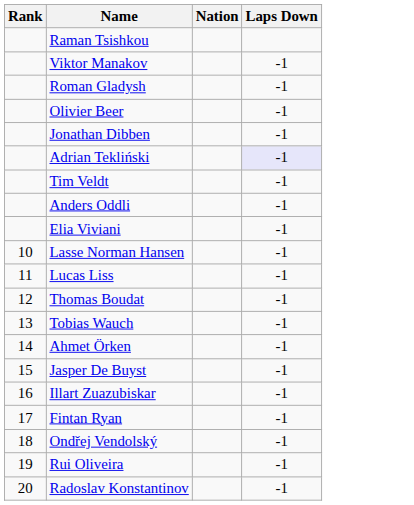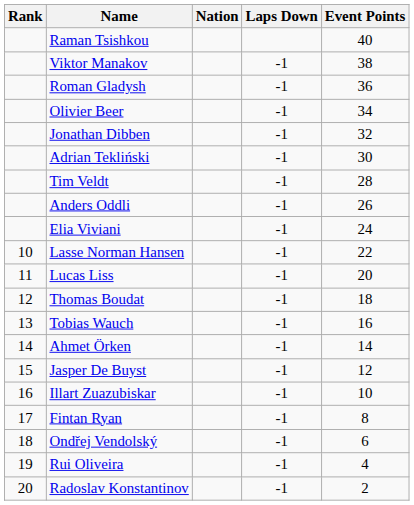+ column: (365, 16)
(282, 157) lavender background -> (282, 157) no background
